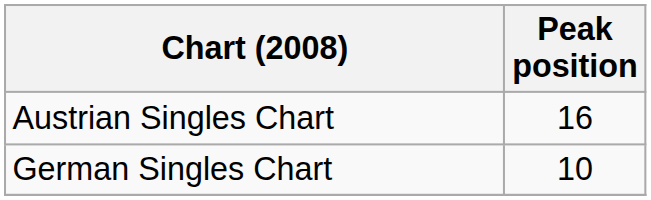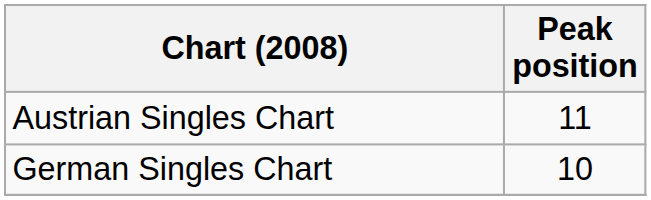(575, 117) 16 -> (575, 117) 11
